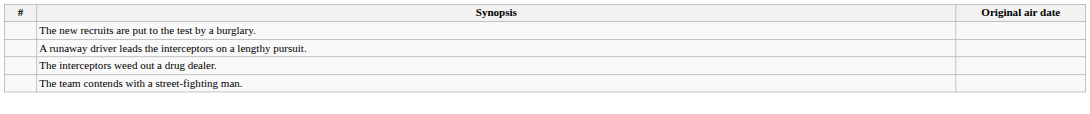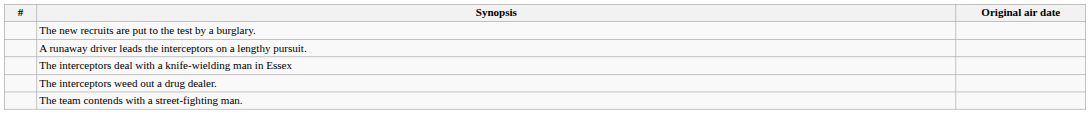+ row: (166, 65)
